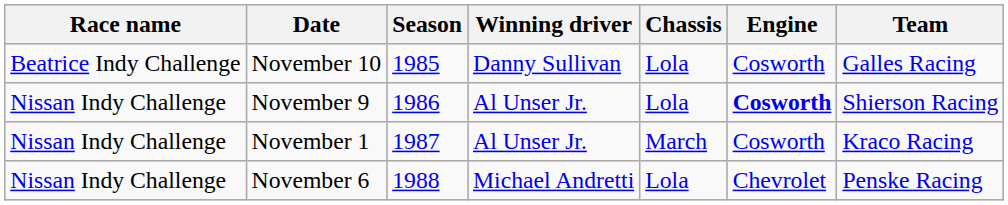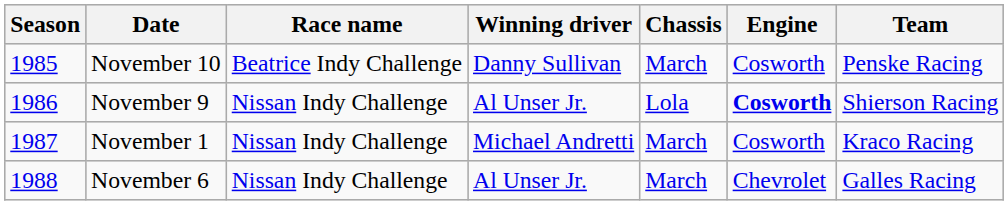columns swapped: (427, 24) <-> (125, 24)
(667, 63) Lola -> (676, 63) March
(909, 63) Galles Racing -> (912, 63) Penske Racing
(530, 141) Al Unser Jr. -> (554, 141) Michael Andretti
(554, 180) Michael Andretti -> (530, 180) Al Unser Jr.
(667, 180) Lola -> (676, 180) March
(912, 180) Penske Racing -> (909, 180) Galles Racing
